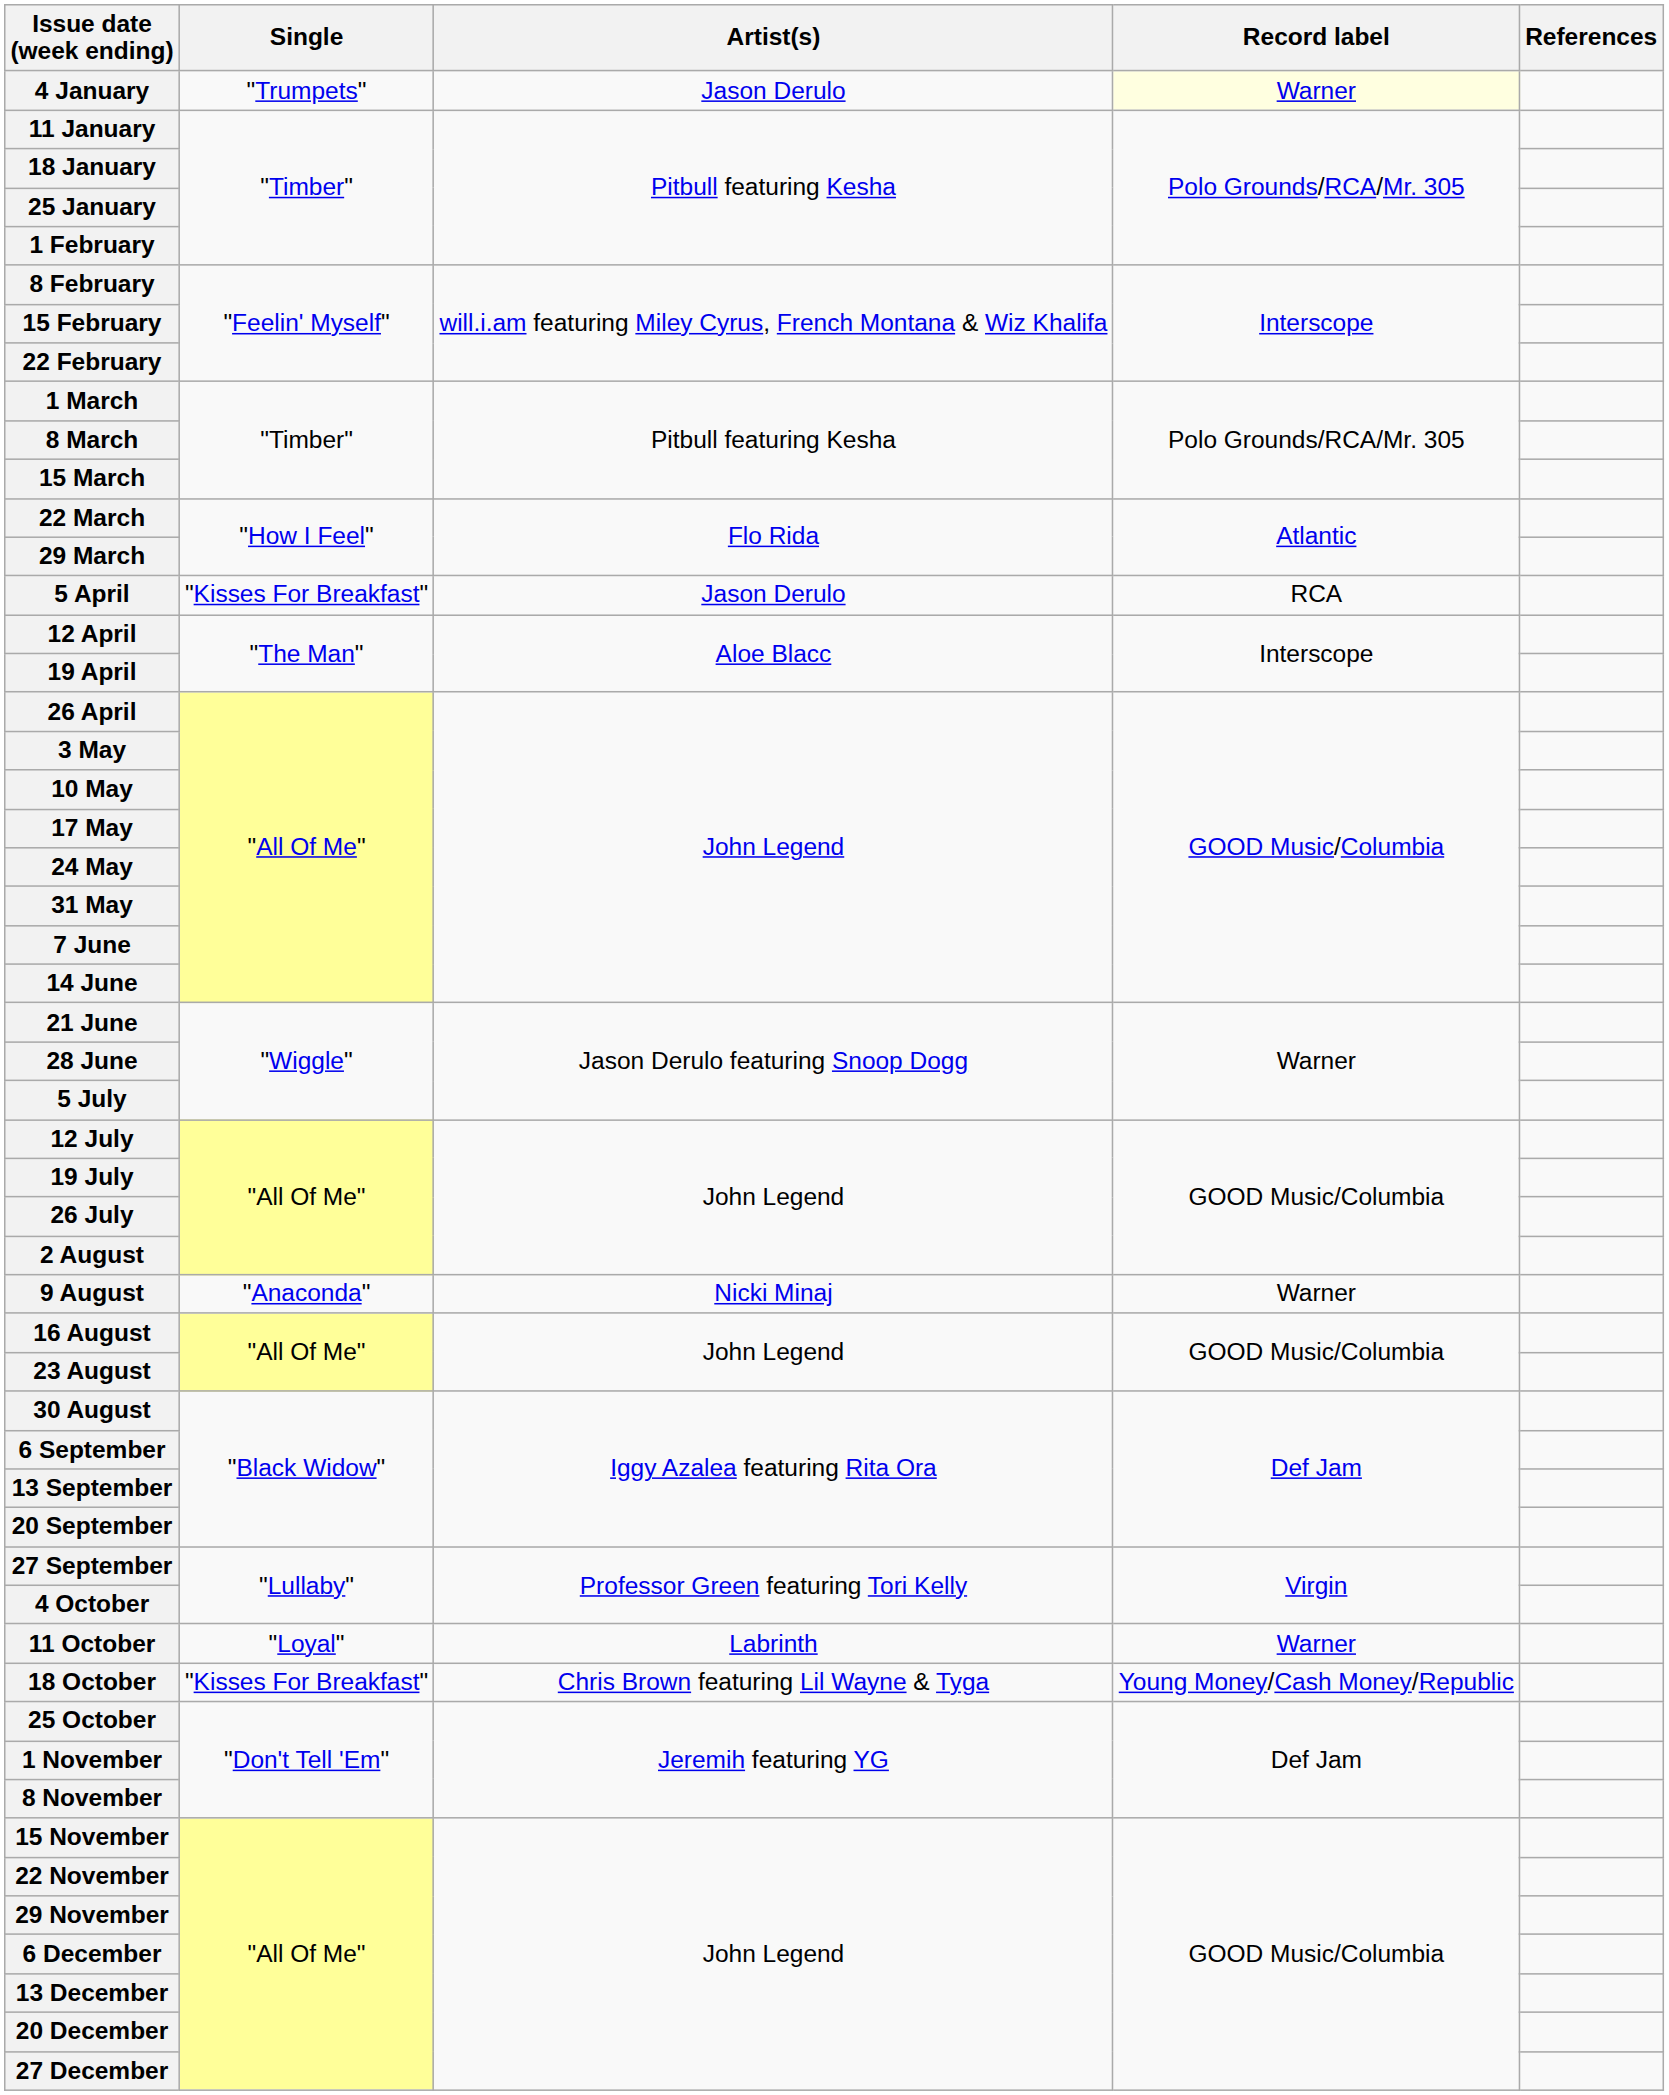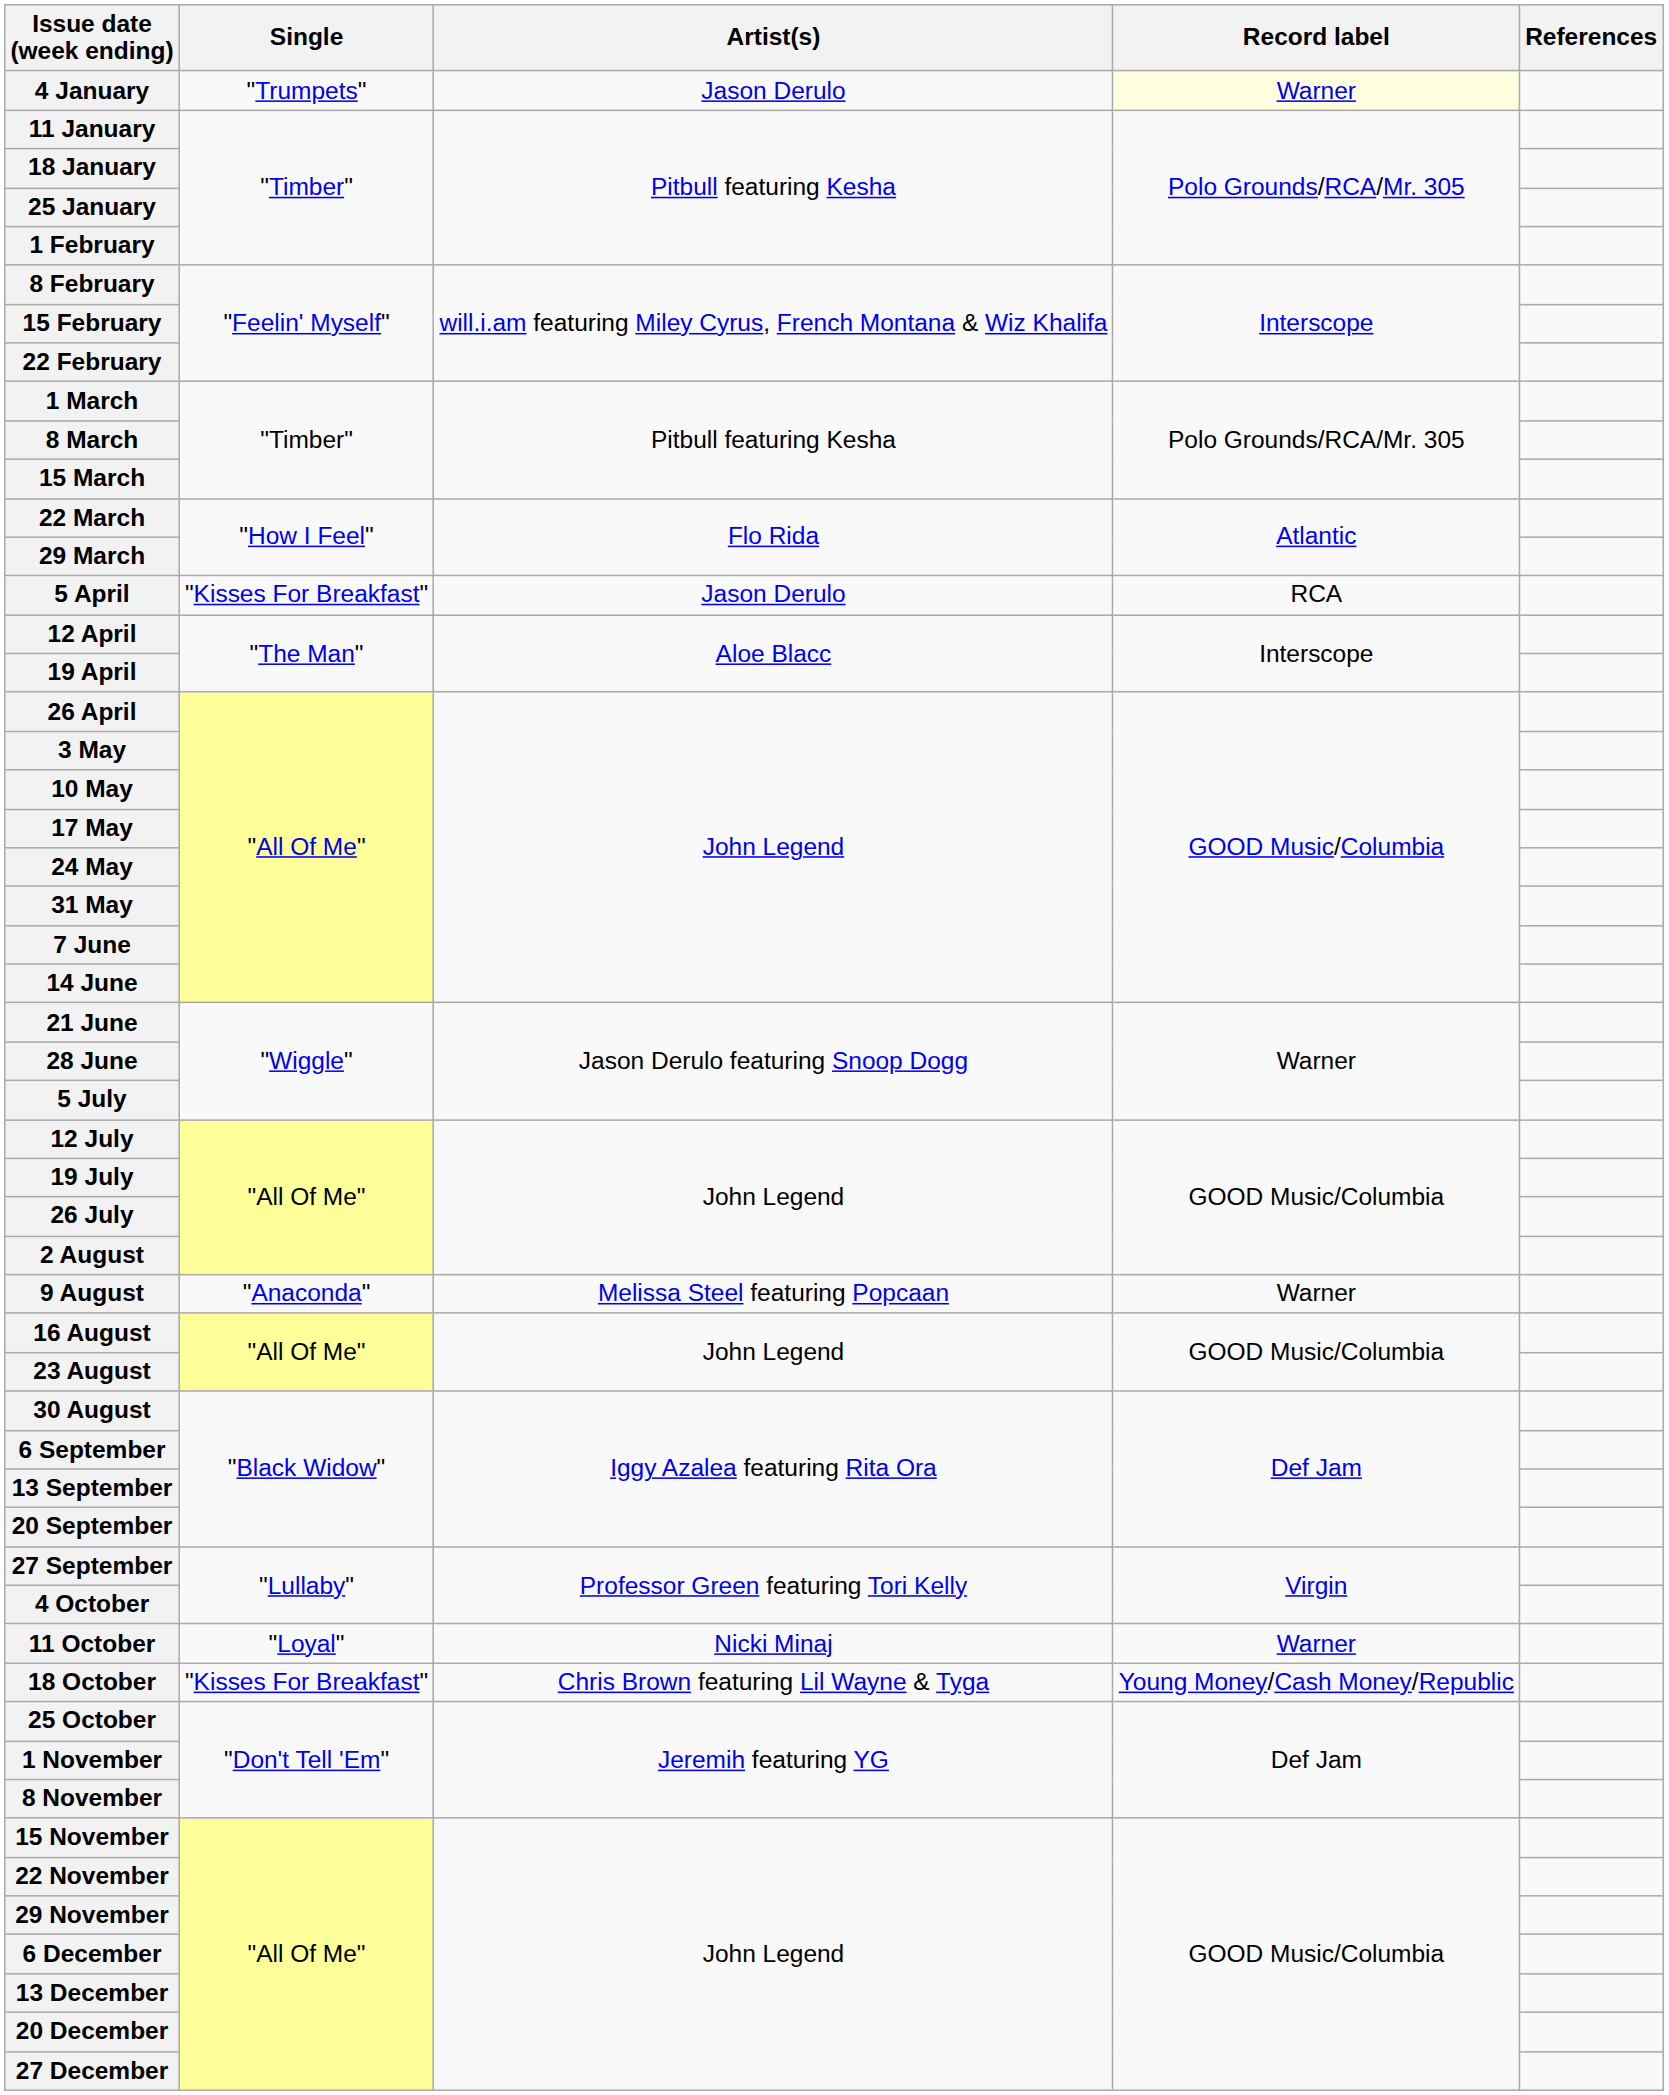(773, 1293) Nicki Minaj -> (773, 1293) Melissa Steel featuring Popcaan
(773, 1643) Labrinth -> (773, 1643) Nicki Minaj
